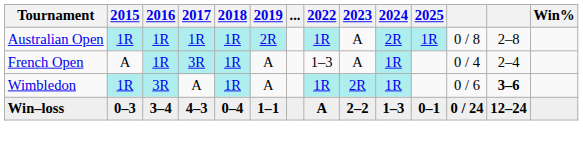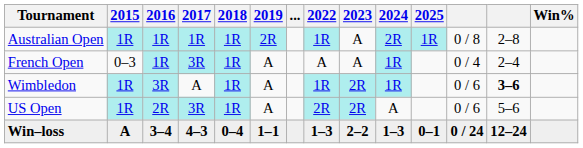(125, 62) A -> (125, 62) 0–3
(322, 62) 1–3 -> (322, 62) A
+ row: (35, 108)
(125, 108) 0–3 -> (125, 131) A
(322, 108) A -> (322, 131) 1–3
